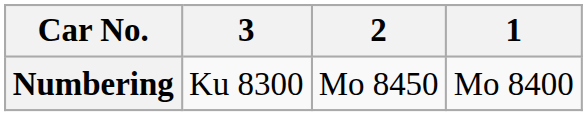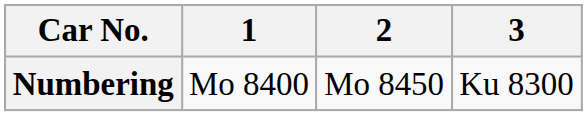columns swapped: (514, 30) <-> (246, 30)
